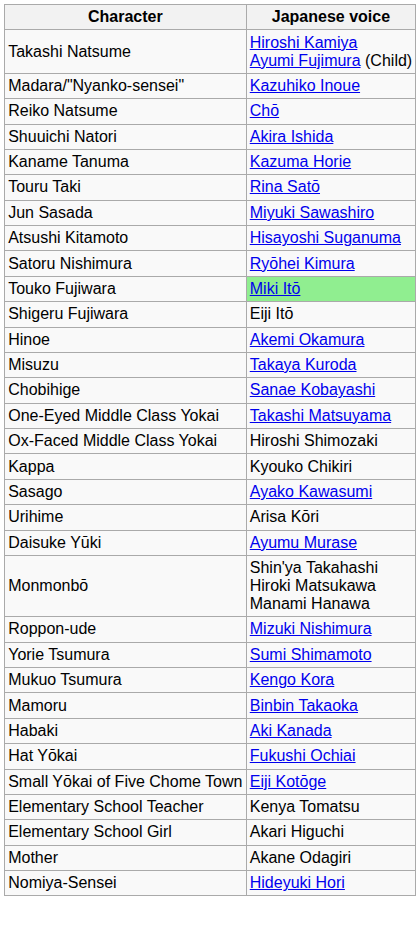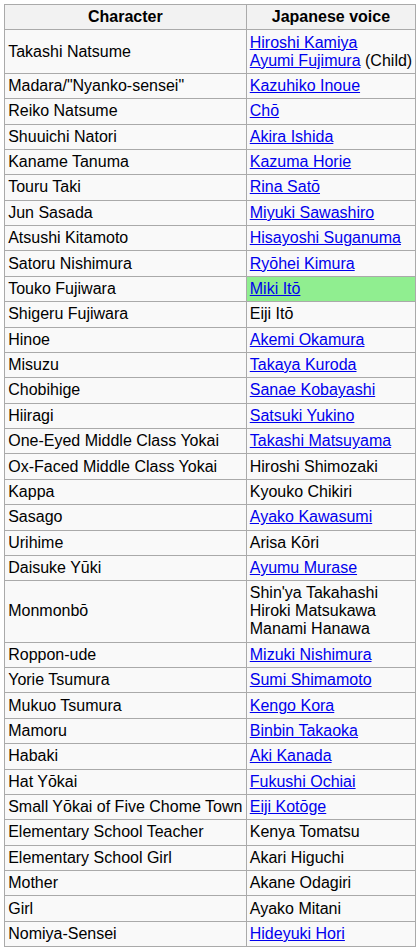+ row: (31, 415)
+ row: (21, 908)
